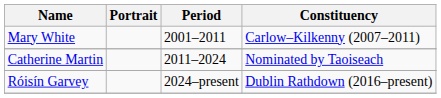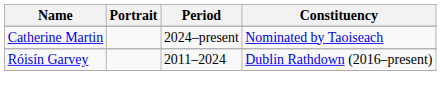- row: (41, 37)
(195, 59) 2011–2024 -> (201, 37) 2024–present
(201, 81) 2024–present -> (195, 59) 2011–2024
